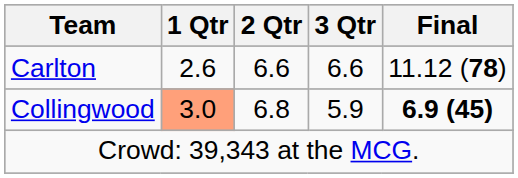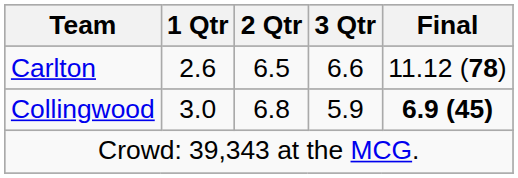(272, 67) 6.6 -> (272, 67) 6.5
(198, 109) lightsalmon background -> (198, 109) no background
